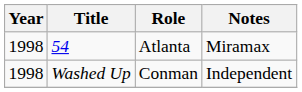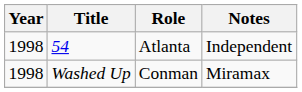(238, 45) Miramax -> (249, 45) Independent
(249, 73) Independent -> (238, 73) Miramax
